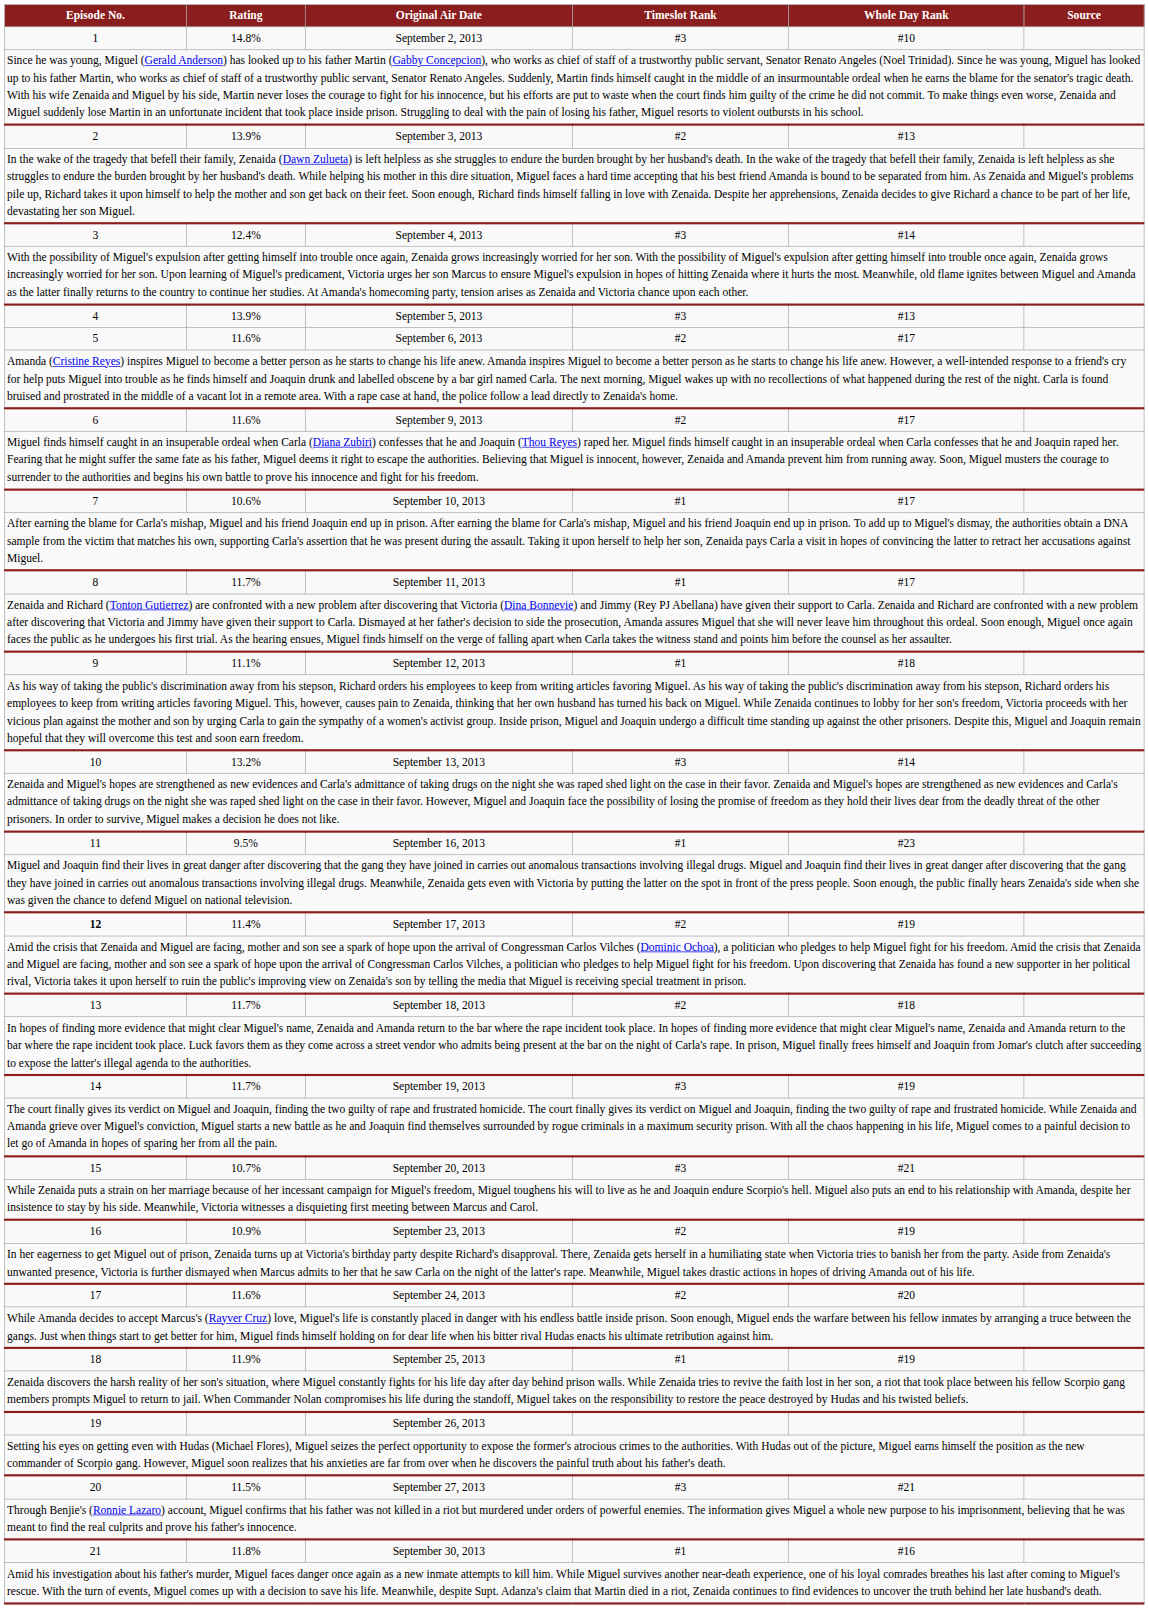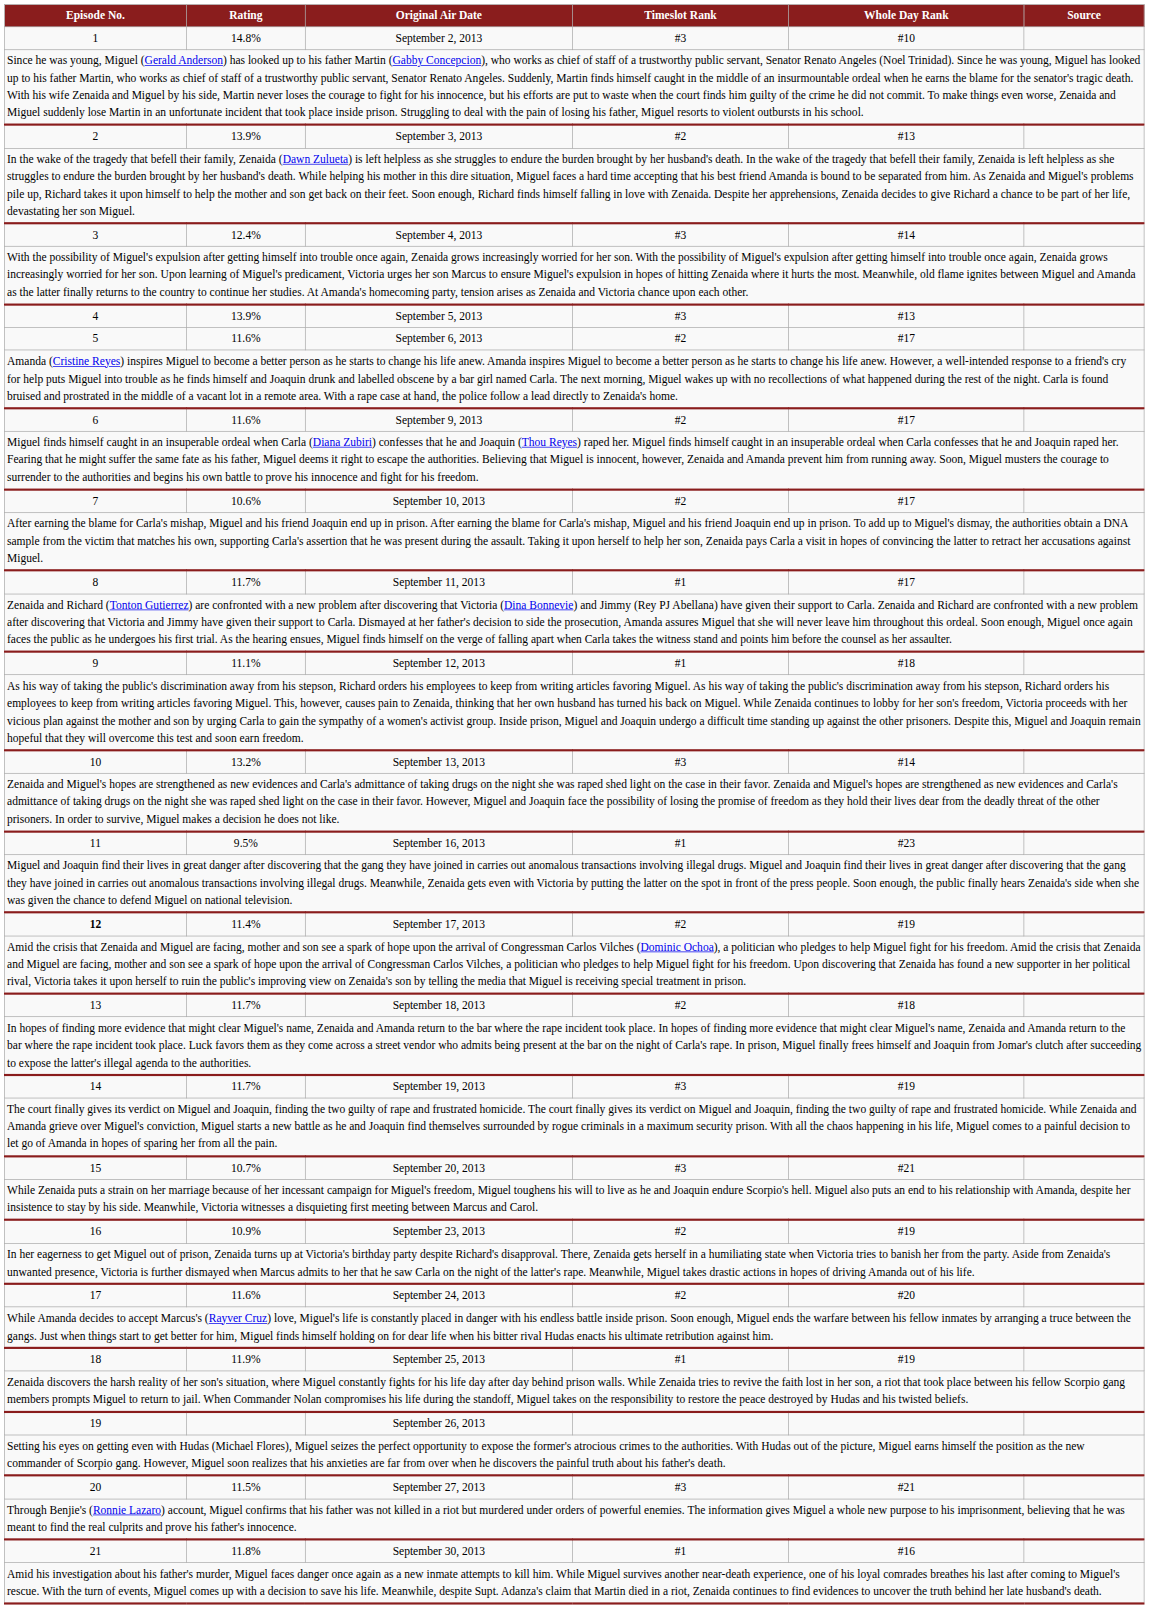(681, 501) #1 -> (681, 501) #2
